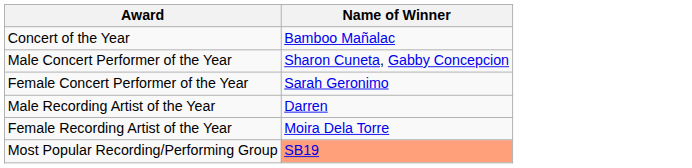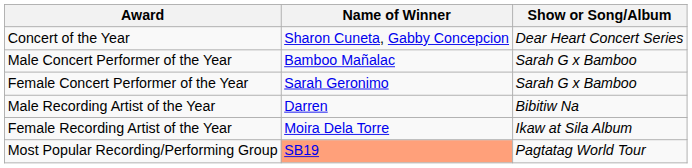+ column: (599, 15)
(340, 38) Bamboo Mañalac -> (397, 38) Sharon Cuneta, Gabby Concepcion
(397, 60) Sharon Cuneta, Gabby Concepcion -> (340, 60) Bamboo Mañalac
